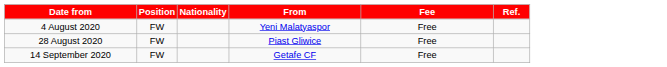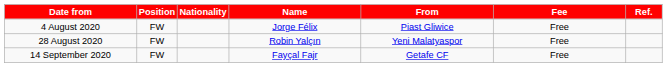+ column: (295, 12)
(295, 27) Yeni Malatyaspor -> (427, 27) Piast Gliwice
(295, 41) Piast Gliwice -> (427, 41) Yeni Malatyaspor
